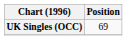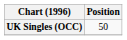(103, 27) 69 -> (103, 27) 50
